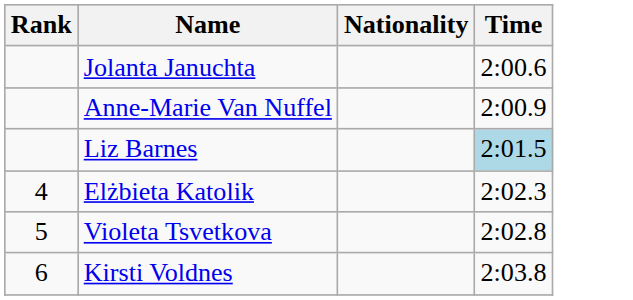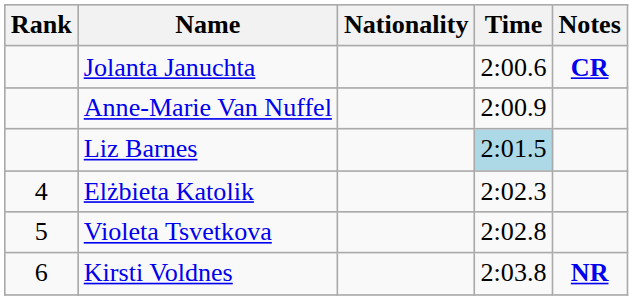+ column: (590, 25)
